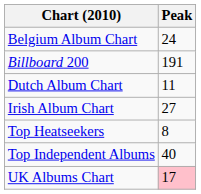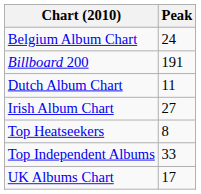(169, 154) 40 -> (169, 154) 33
(169, 177) pink background -> (169, 177) no background
